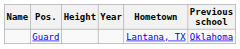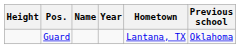columns swapped: (17, 17) <-> (80, 17)
